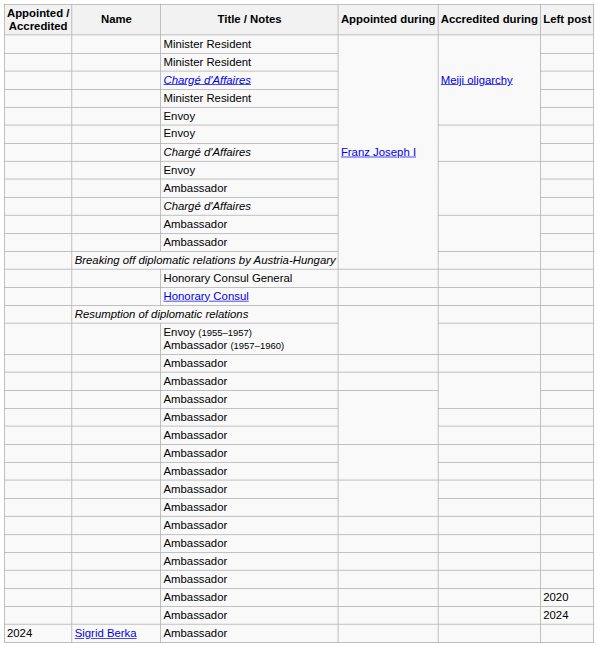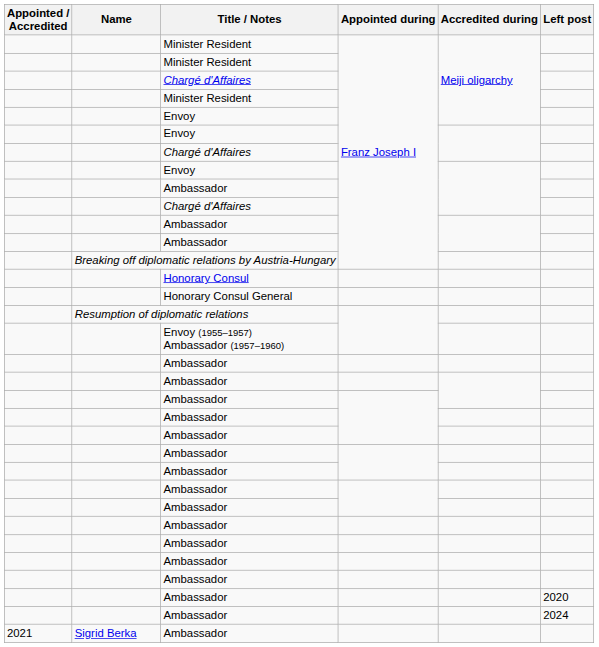rows swapped: (116, 296) <-> (116, 278)
(20, 633) 2024 -> (20, 633) 2021
